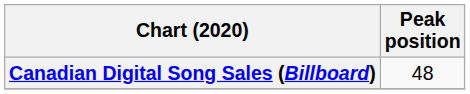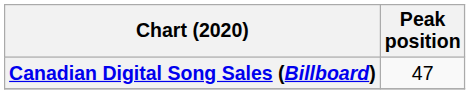(423, 72) 48 -> (423, 72) 47
